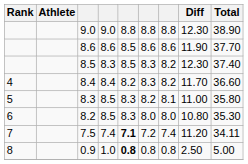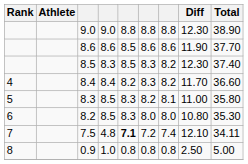(108, 133) 7.4 -> (108, 133) 4.8
(194, 133) 11.20 -> (195, 133) 12.10
(128, 151) bold -> (128, 151) normal
